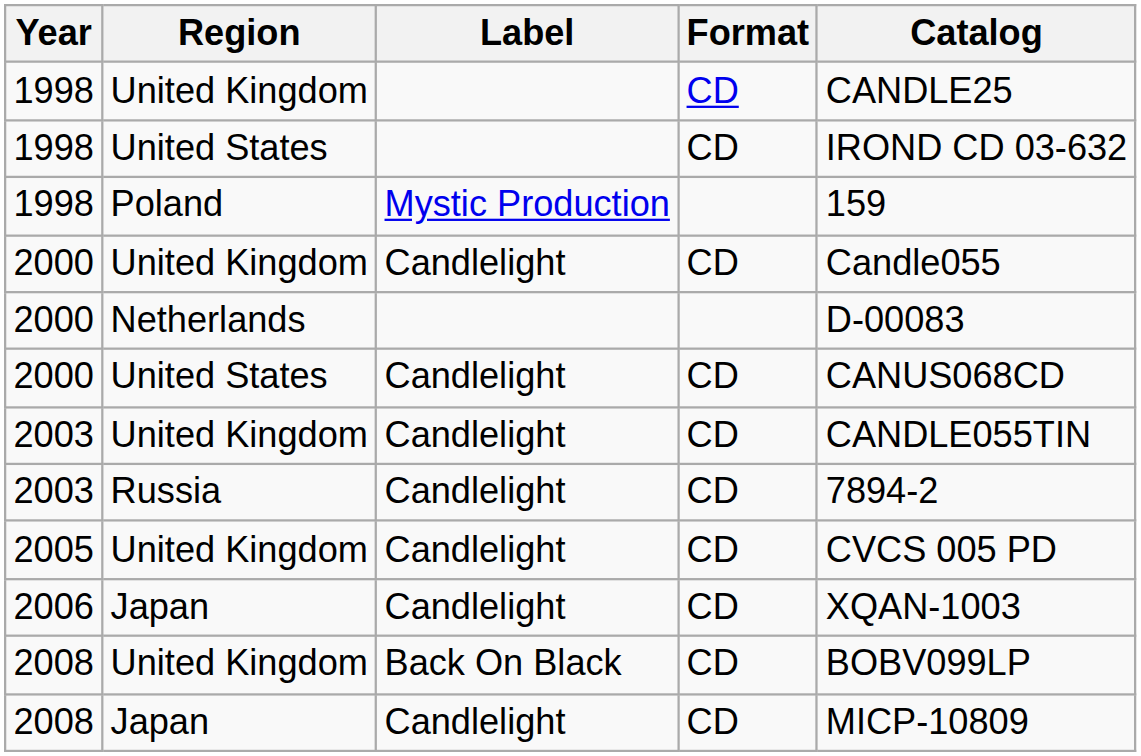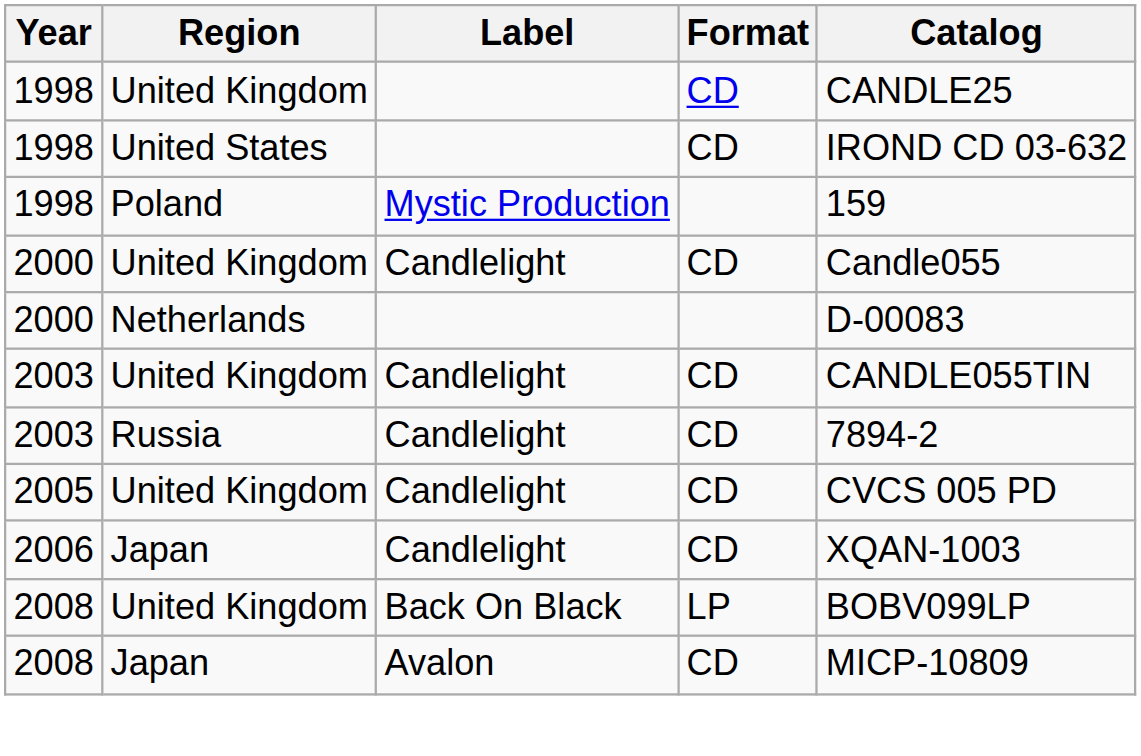- row: (54, 377)
(713, 663) CD -> (709, 606) LP
(475, 721) Candlelight -> (439, 663) Avalon
